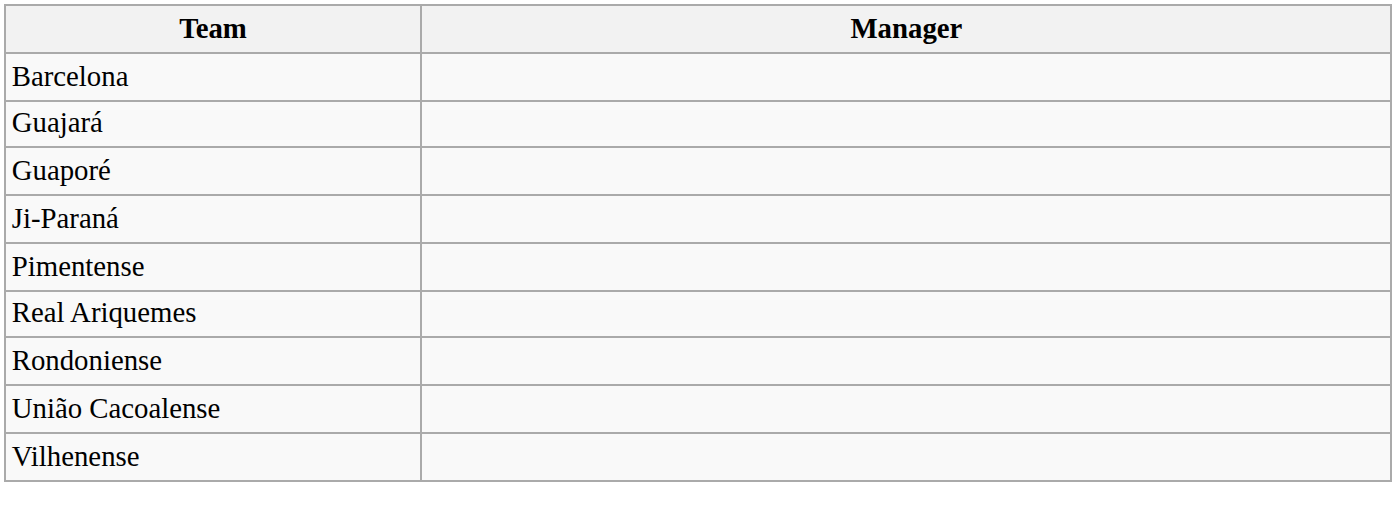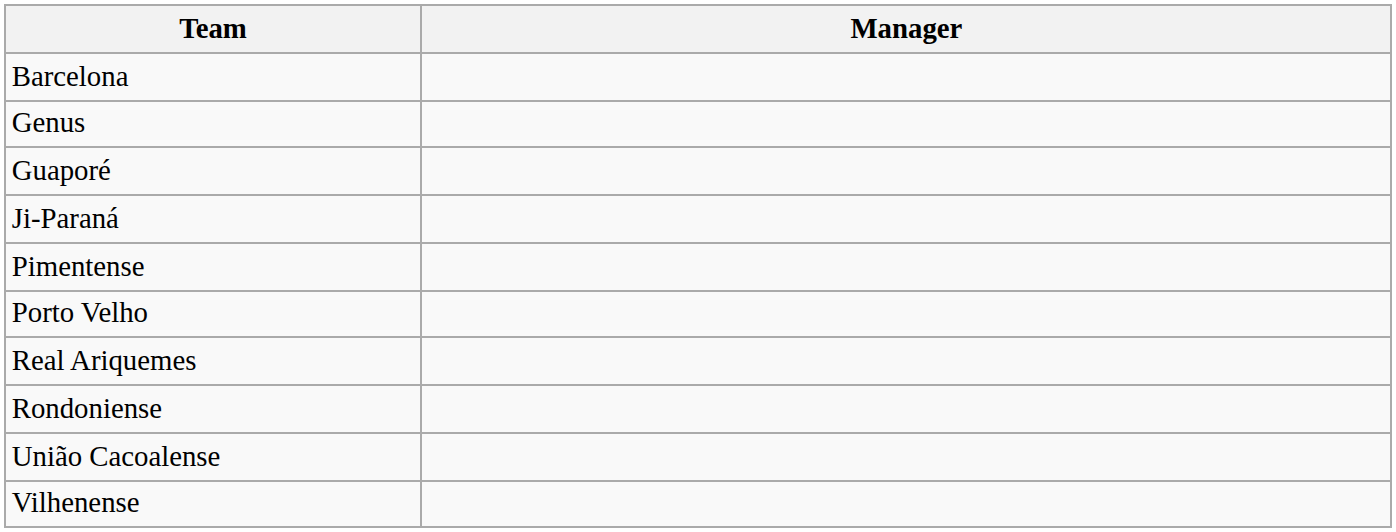+ row: (49, 123)
- row: (57, 123)
+ row: (80, 313)
